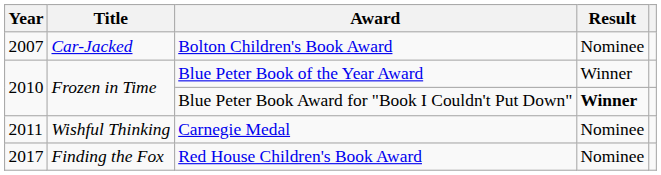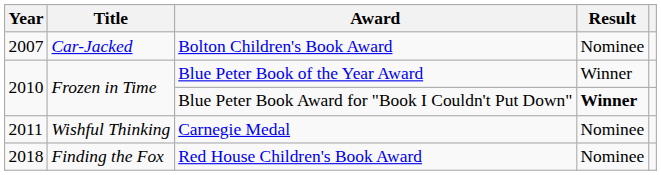(26, 156) 2017 -> (26, 156) 2018
